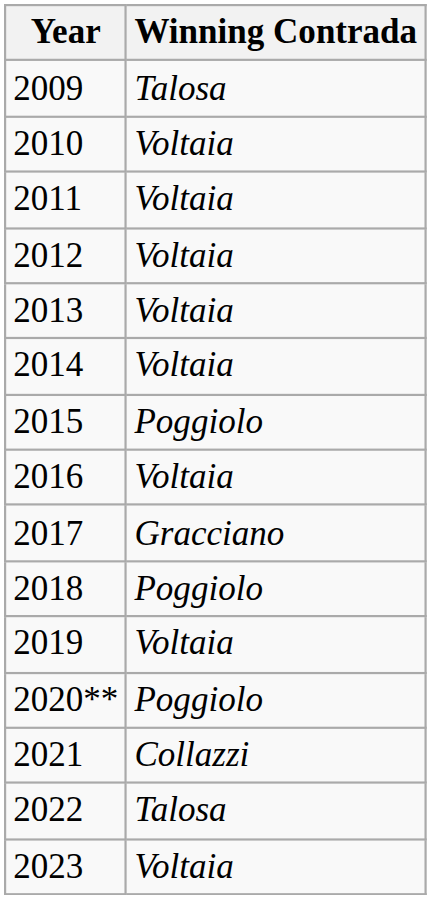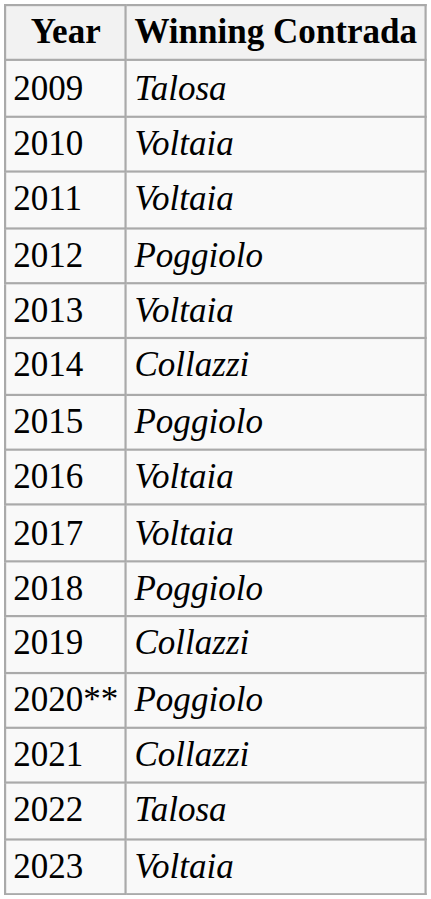(184, 254) Voltaia -> (199, 254) Poggiolo
(184, 365) Voltaia -> (192, 365) Collazzi
(209, 532) Gracciano -> (184, 532) Voltaia
(184, 643) Voltaia -> (192, 643) Collazzi
